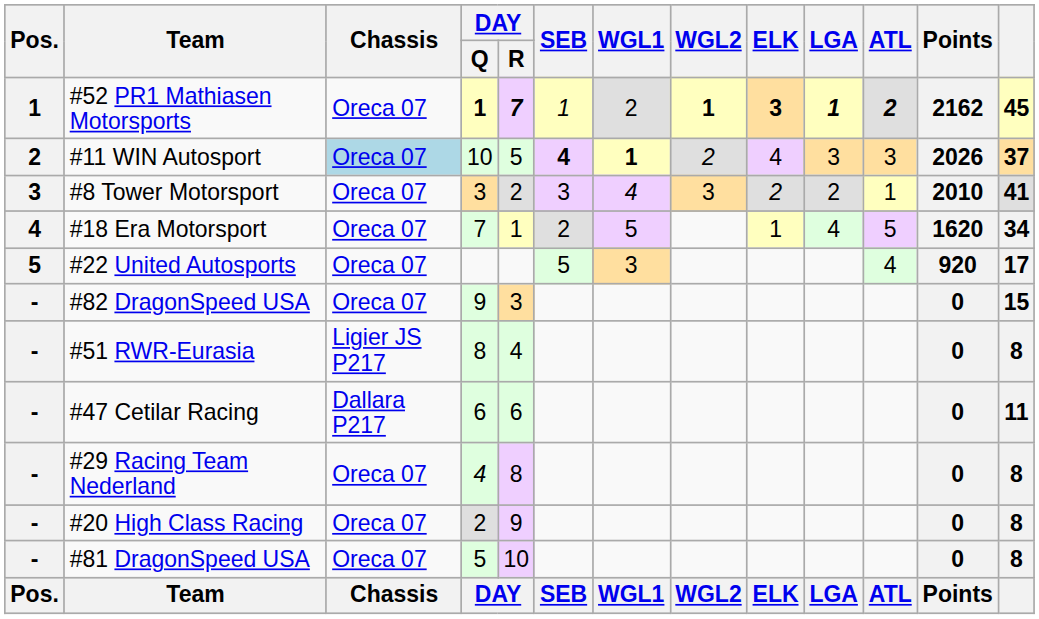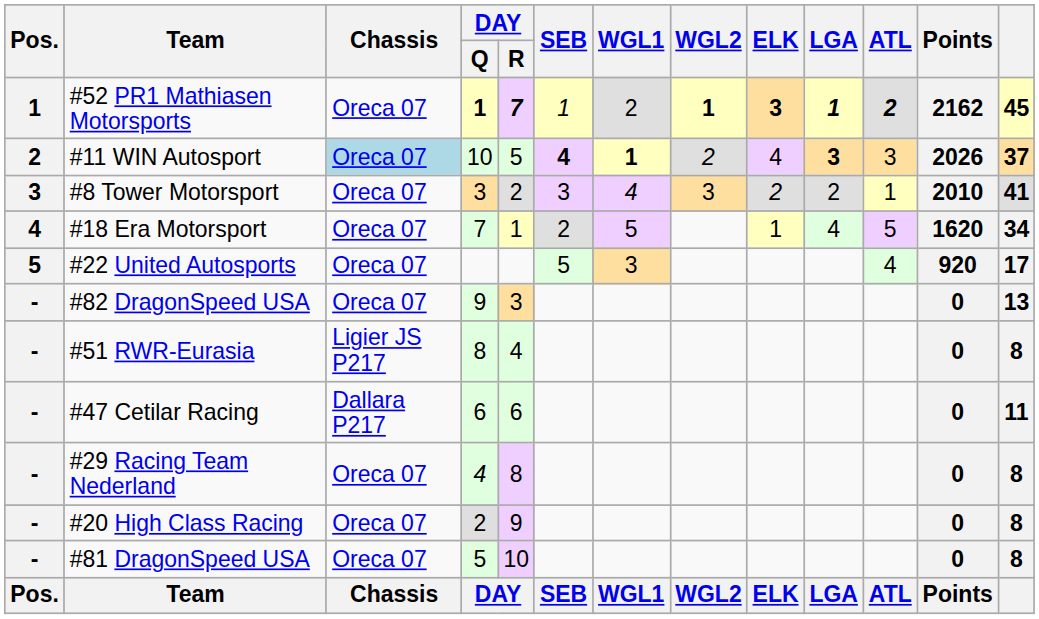(834, 157) normal -> (834, 157) bold
(1016, 302) 15 -> (1016, 302) 13
